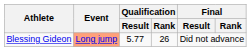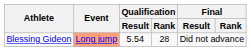(135, 40) 5.77 -> (135, 40) 5.54
(164, 40) 26 -> (164, 40) 28
